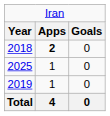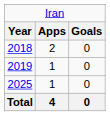(52, 48) bold -> (52, 48) normal
rows swapped: (20, 84) <-> (20, 66)
